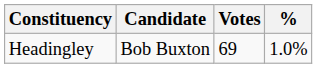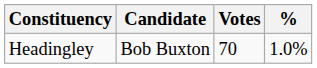(228, 48) 69 -> (228, 48) 70
